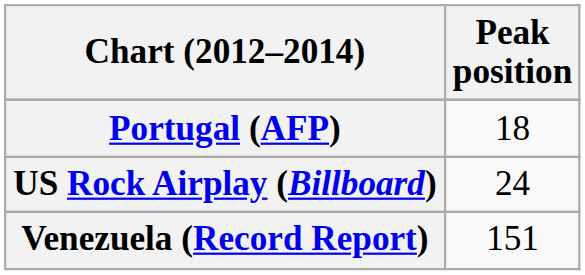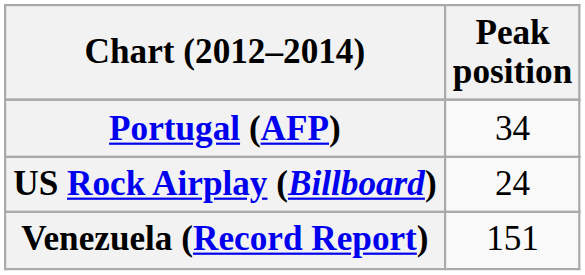(513, 127) 18 -> (513, 127) 34
